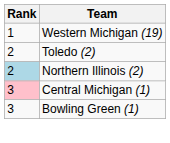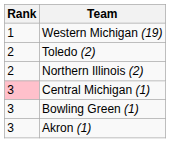(10, 71) lightblue background -> (10, 71) no background
+ row: (67, 128)
